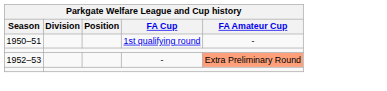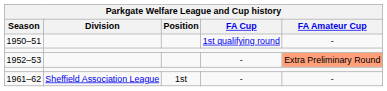+ row: (24, 79)
